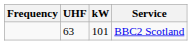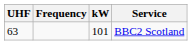columns swapped: (32, 13) <-> (75, 13)
